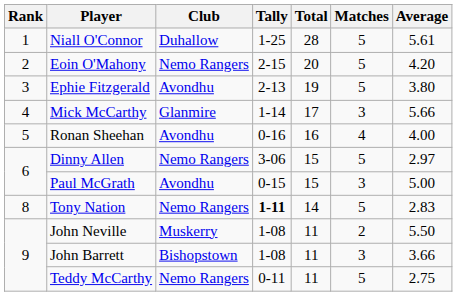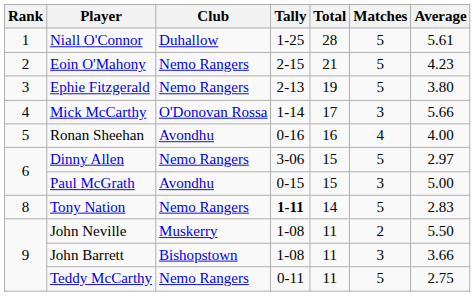(311, 64) 20 -> (330, 64) 21
(422, 64) 4.20 -> (441, 64) 4.23
(186, 87) Avondhu -> (204, 87) Nemo Rangers
(187, 111) Glanmire -> (213, 111) O'Donovan Rossa
